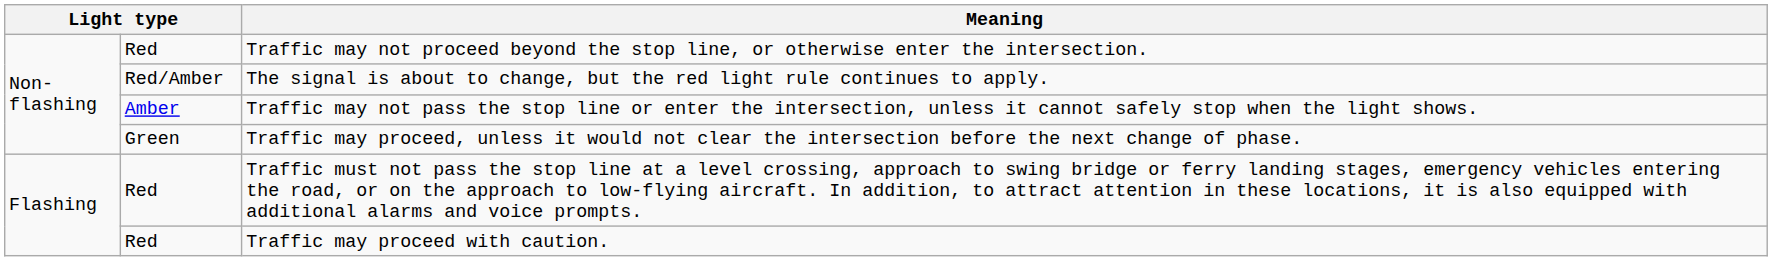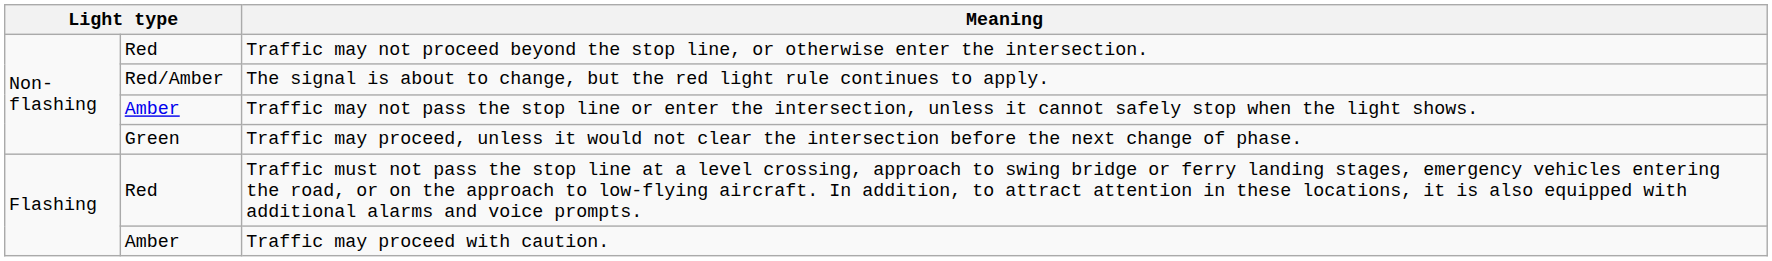(141, 241) Red -> (152, 241) Amber
